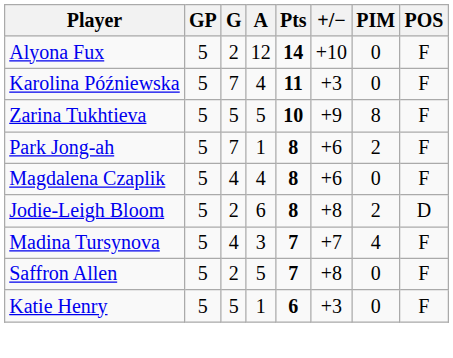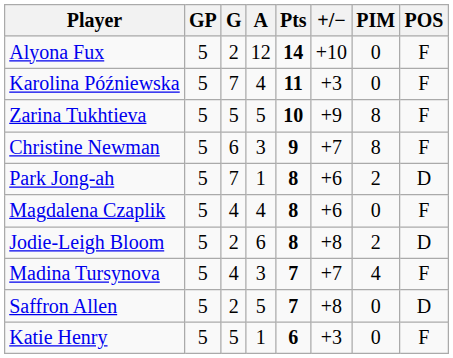+ row: (84, 147)
(424, 147) F -> (424, 178) D
(424, 274) F -> (424, 305) D
